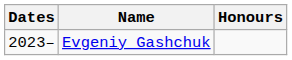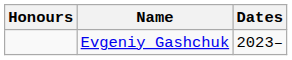columns swapped: (31, 17) <-> (250, 17)
